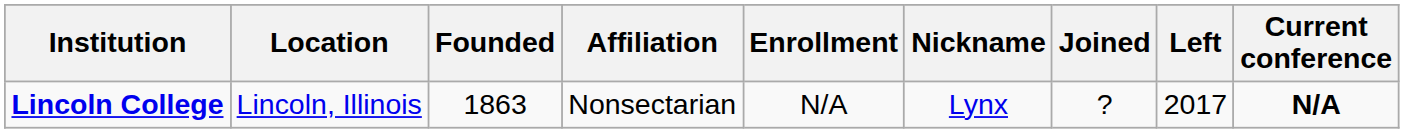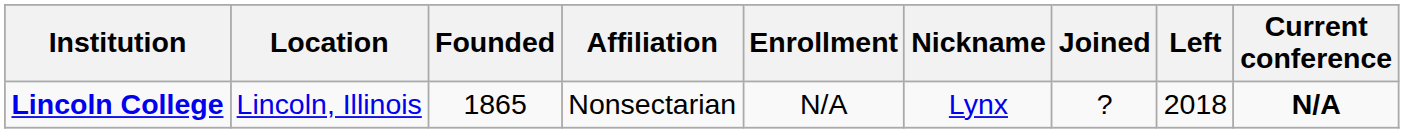(495, 104) 1863 -> (495, 104) 1865
(1195, 104) 2017 -> (1195, 104) 2018
